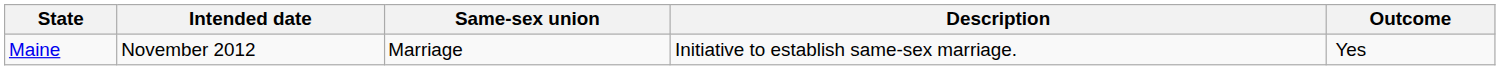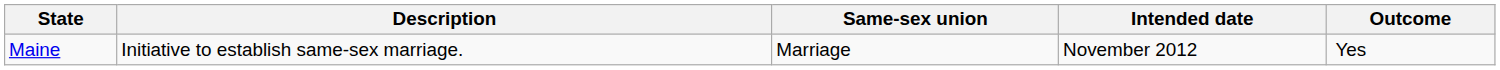columns swapped: (250, 19) <-> (998, 19)
